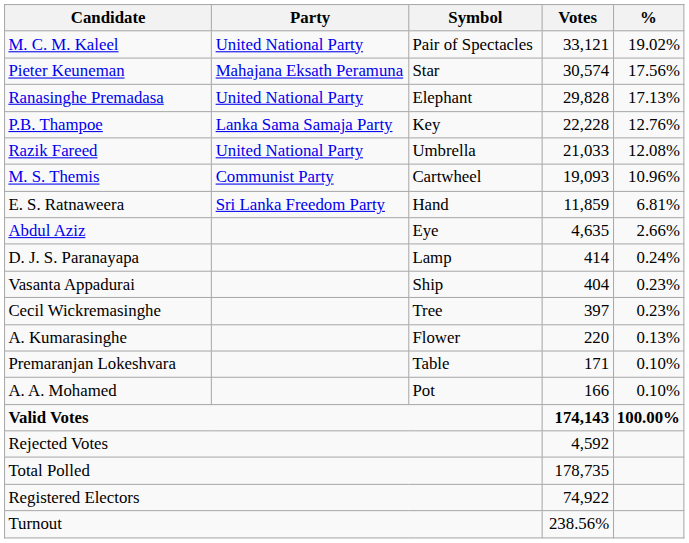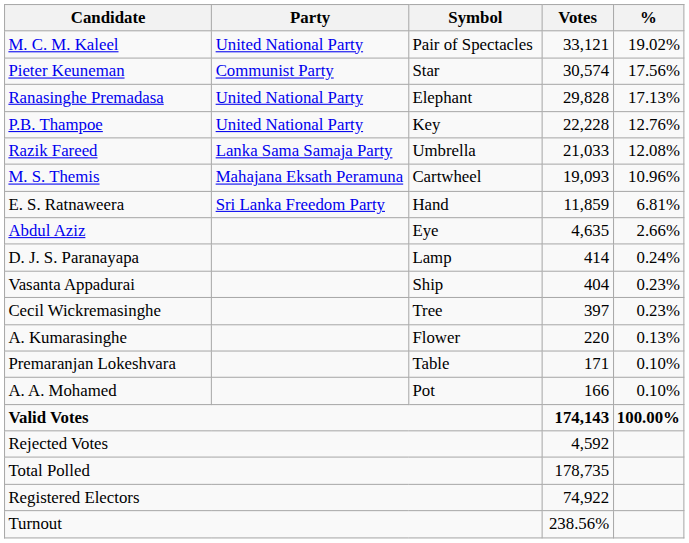(309, 71) Mahajana Eksath Peramuna -> (275, 71) Communist Party
(304, 124) Lanka Sama Samaja Party -> (289, 124) United National Party
(289, 151) United National Party -> (304, 151) Lanka Sama Samaja Party
(275, 177) Communist Party -> (309, 177) Mahajana Eksath Peramuna
